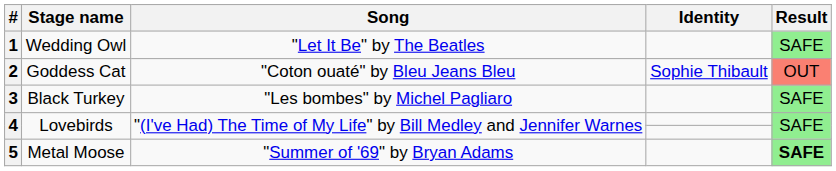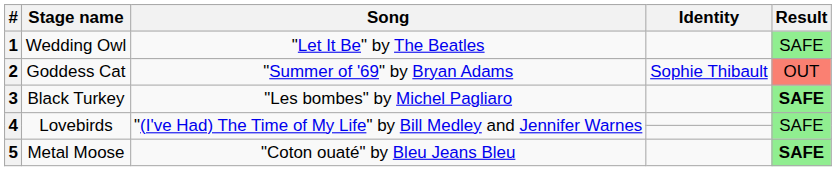(388, 71) "Coton ouaté" by Bleu Jeans Bleu -> (388, 71) "Summer of '69" by Bryan Adams
(801, 98) normal -> (801, 98) bold
(388, 152) "Summer of '69" by Bryan Adams -> (388, 152) "Coton ouaté" by Bleu Jeans Bleu
